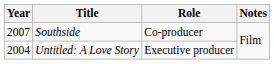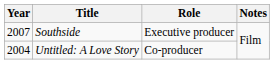(173, 31) Co-producer -> (189, 31) Executive producer
(189, 50) Executive producer -> (173, 50) Co-producer
